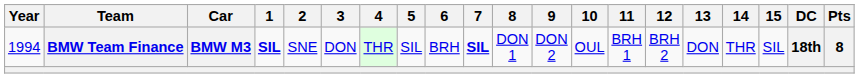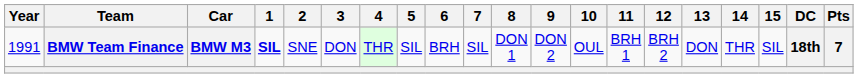(24, 47) 1994 -> (24, 47) 1991
(478, 47) bold -> (478, 47) normal
(839, 47) 8 -> (839, 47) 7
